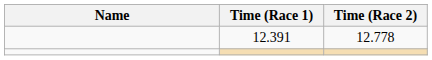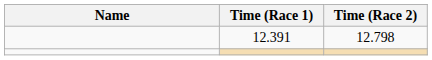(375, 37) 12.778 -> (375, 37) 12.798
